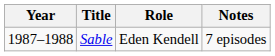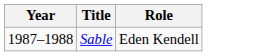- column: (236, 16)
